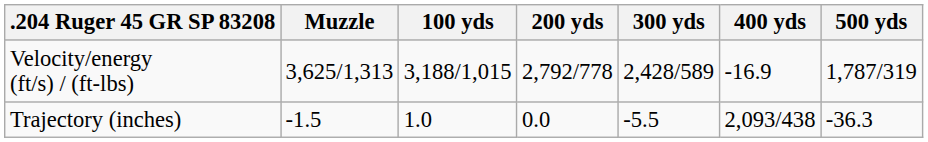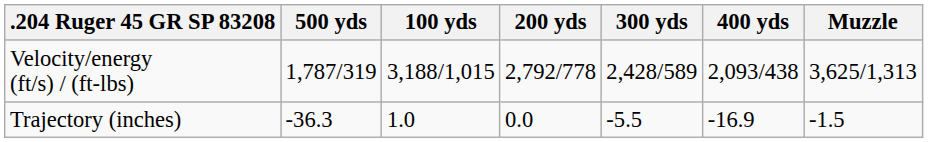columns swapped: (339, 22) <-> (871, 22)
(748, 70) -16.9 -> (753, 70) 2,093/438
(770, 119) 2,093/438 -> (731, 119) -16.9
